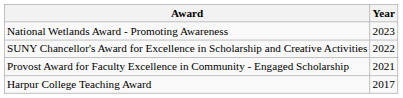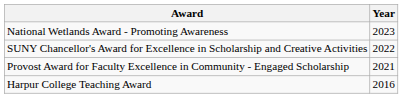(384, 84) 2017 -> (384, 84) 2016
